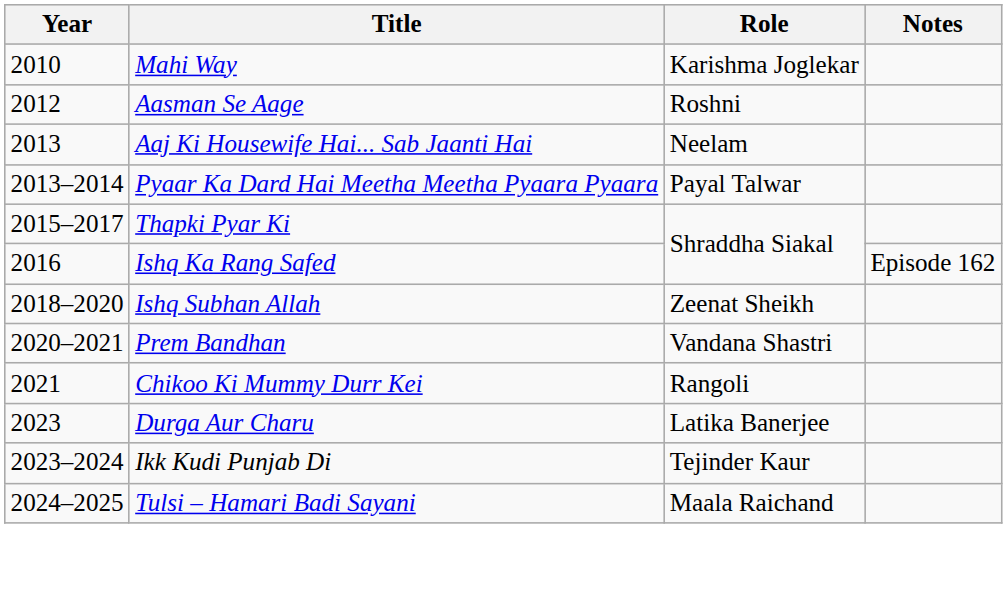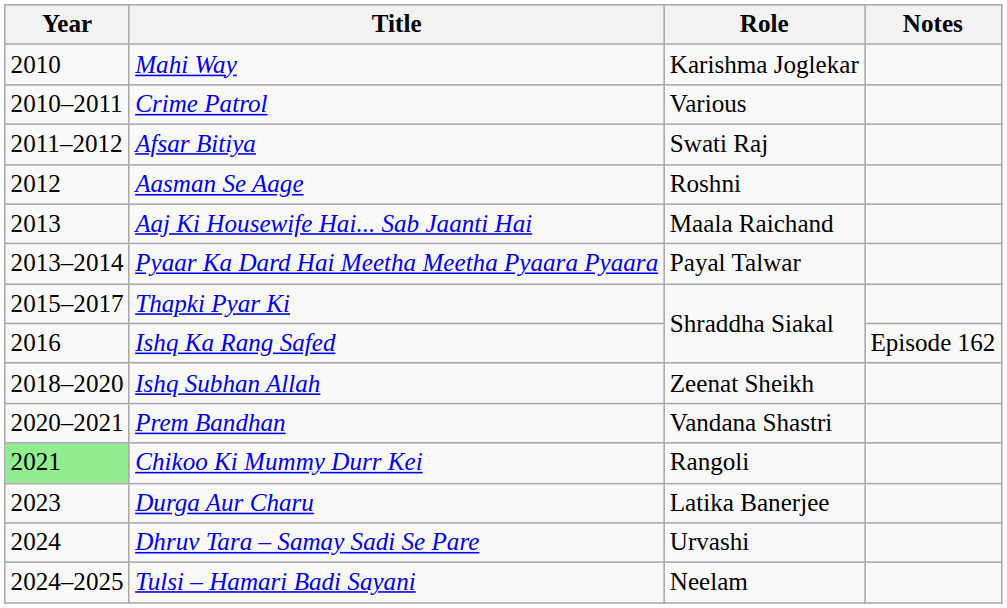+ row: (201, 104)
+ row: (196, 143)
(709, 143) Neelam -> (752, 223) Maala Raichand
(36, 382) no background -> (36, 462) lightgreen background
- row: (233, 462)
+ row: (307, 542)
(752, 502) Maala Raichand -> (709, 582) Neelam
